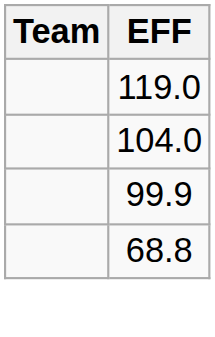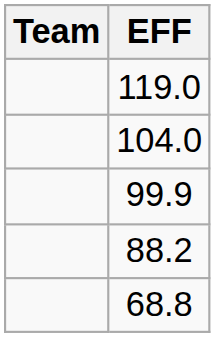+ row: (159, 250)
